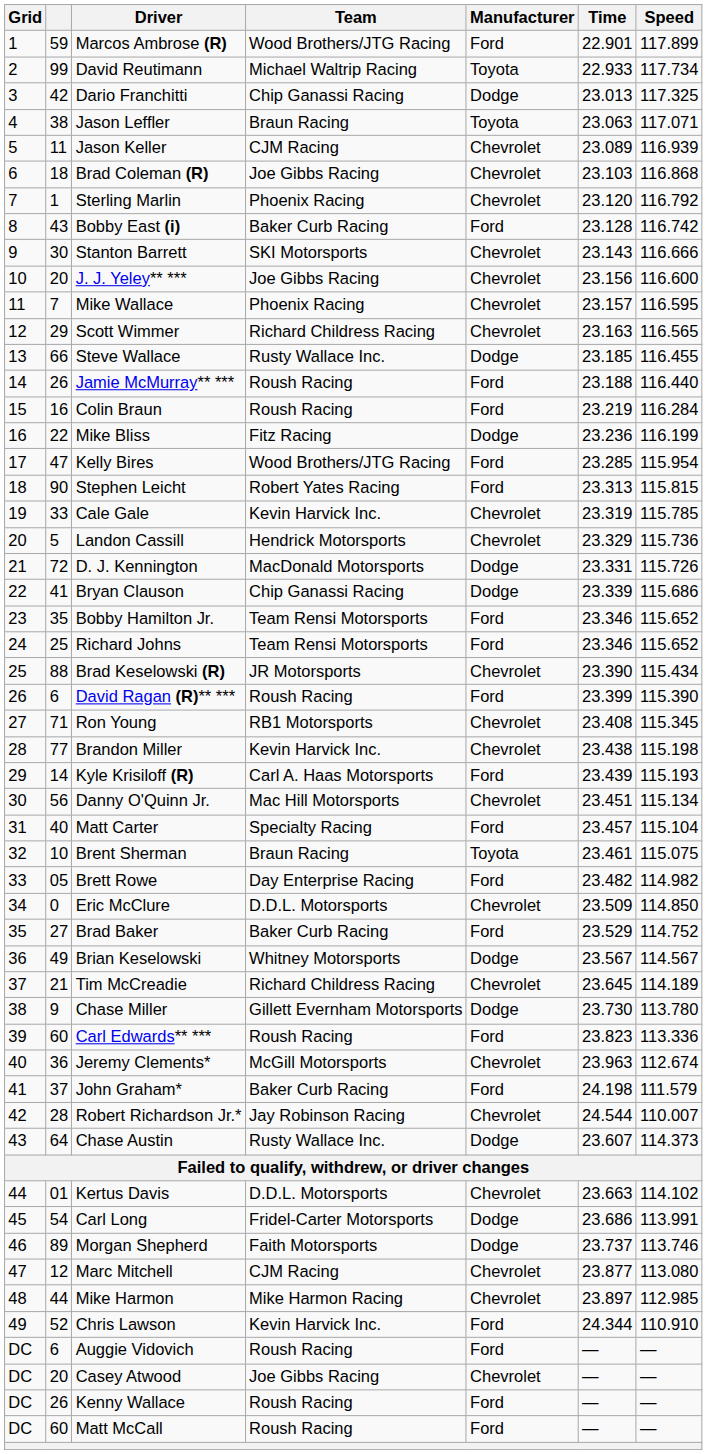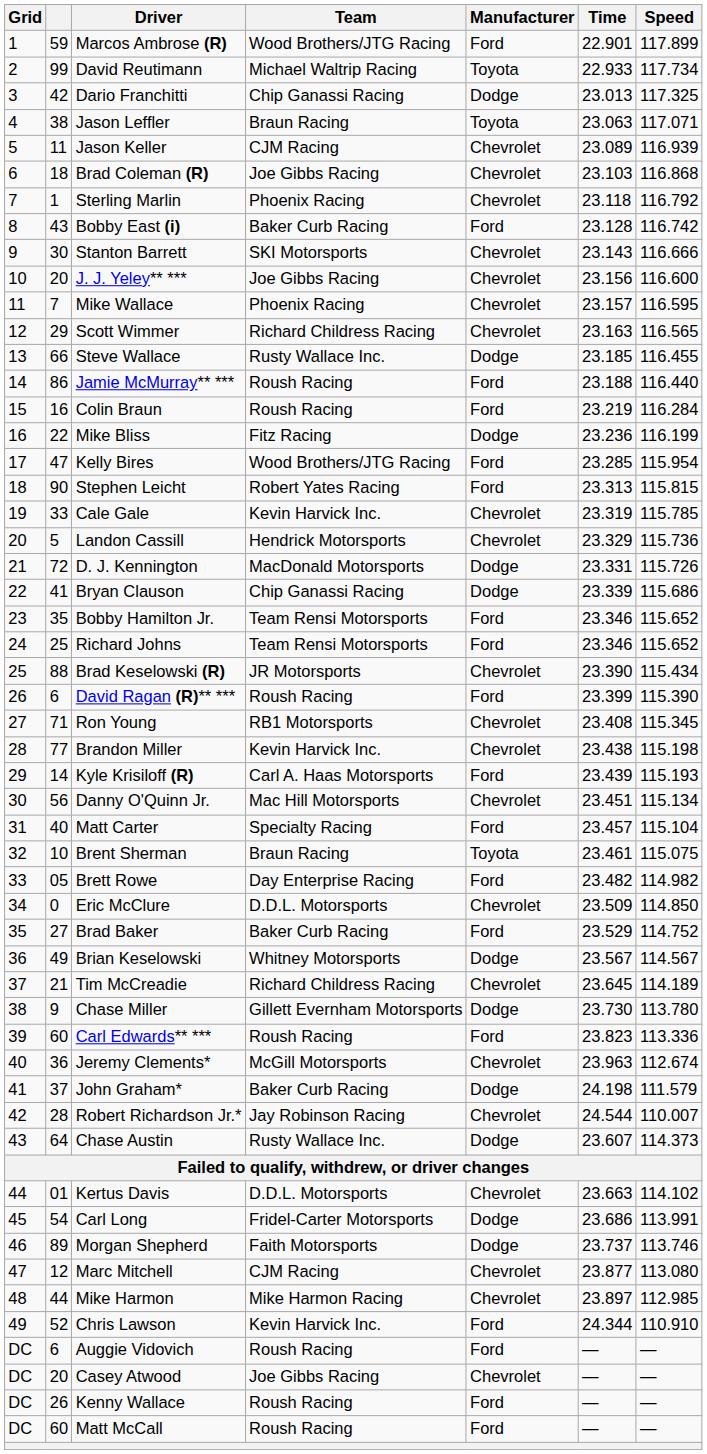(607, 200) 23.120 -> (607, 200) 23.118
(59, 383) 26 -> (59, 383) 86
(487, 1089) Ford -> (494, 1089) Dodge
